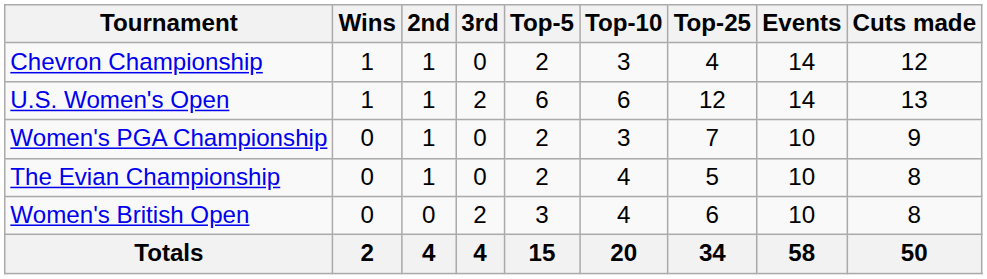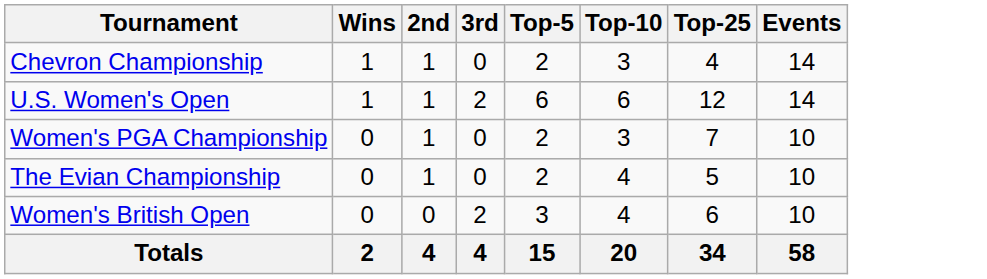- column: (914, 23)
